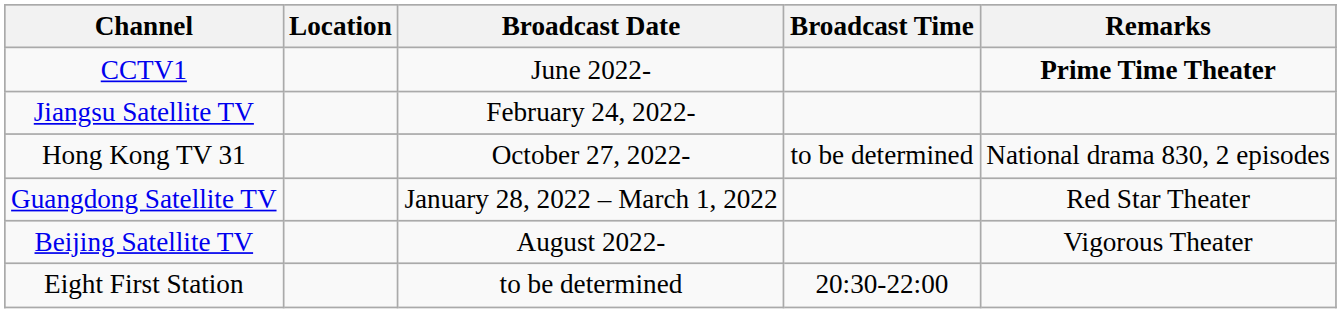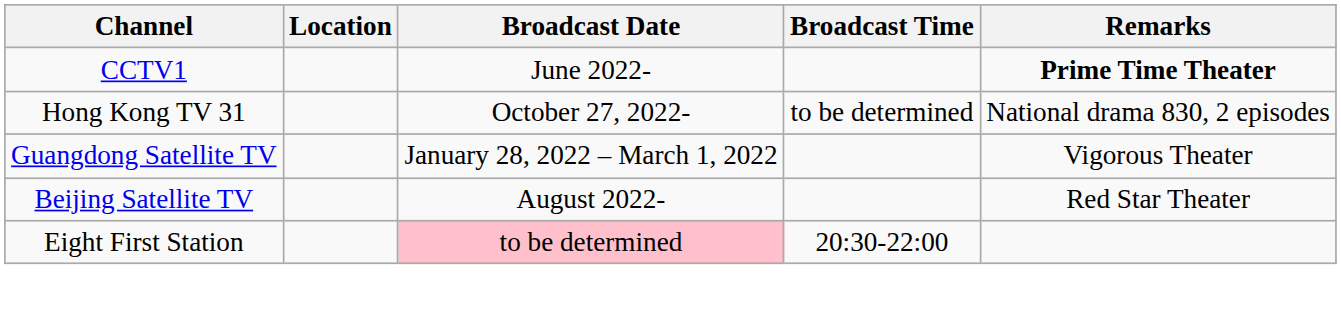- row: (144, 112)
(1158, 198) Red Star Theater -> (1158, 155) Vigorous Theater
(1158, 241) Vigorous Theater -> (1158, 198) Red Star Theater
(591, 284) no background -> (591, 241) pink background
